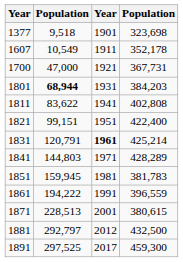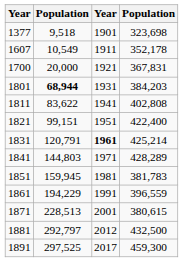(62, 67) 47,000 -> (62, 67) 20,000
(149, 67) 367,731 -> (149, 67) 367,831
(62, 194) 194,222 -> (62, 194) 194,229
